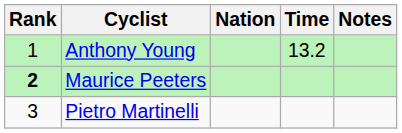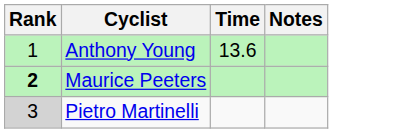- column: (245, 19)
(307, 50) 13.2 -> (238, 50) 13.6
(33, 111) no background -> (33, 111) lightgrey background
